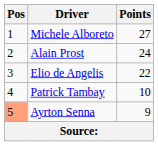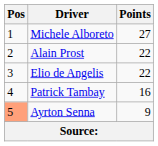(145, 53) 24 -> (145, 53) 22
(145, 92) 10 -> (145, 92) 16
